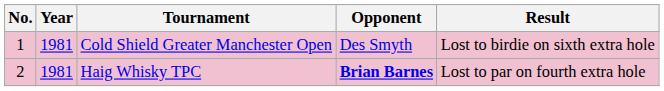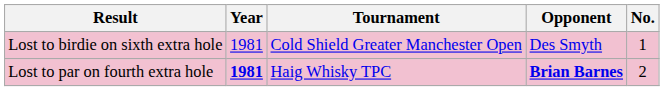columns swapped: (20, 18) <-> (548, 18)
(57, 72) normal -> (246, 72) bold
